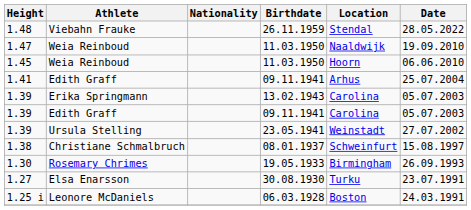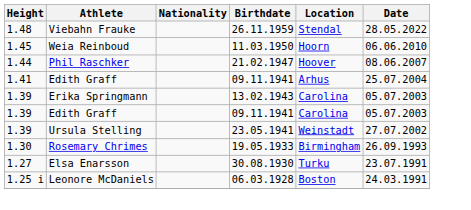- row: (19, 46)
+ row: (19, 63)
- row: (19, 147)
